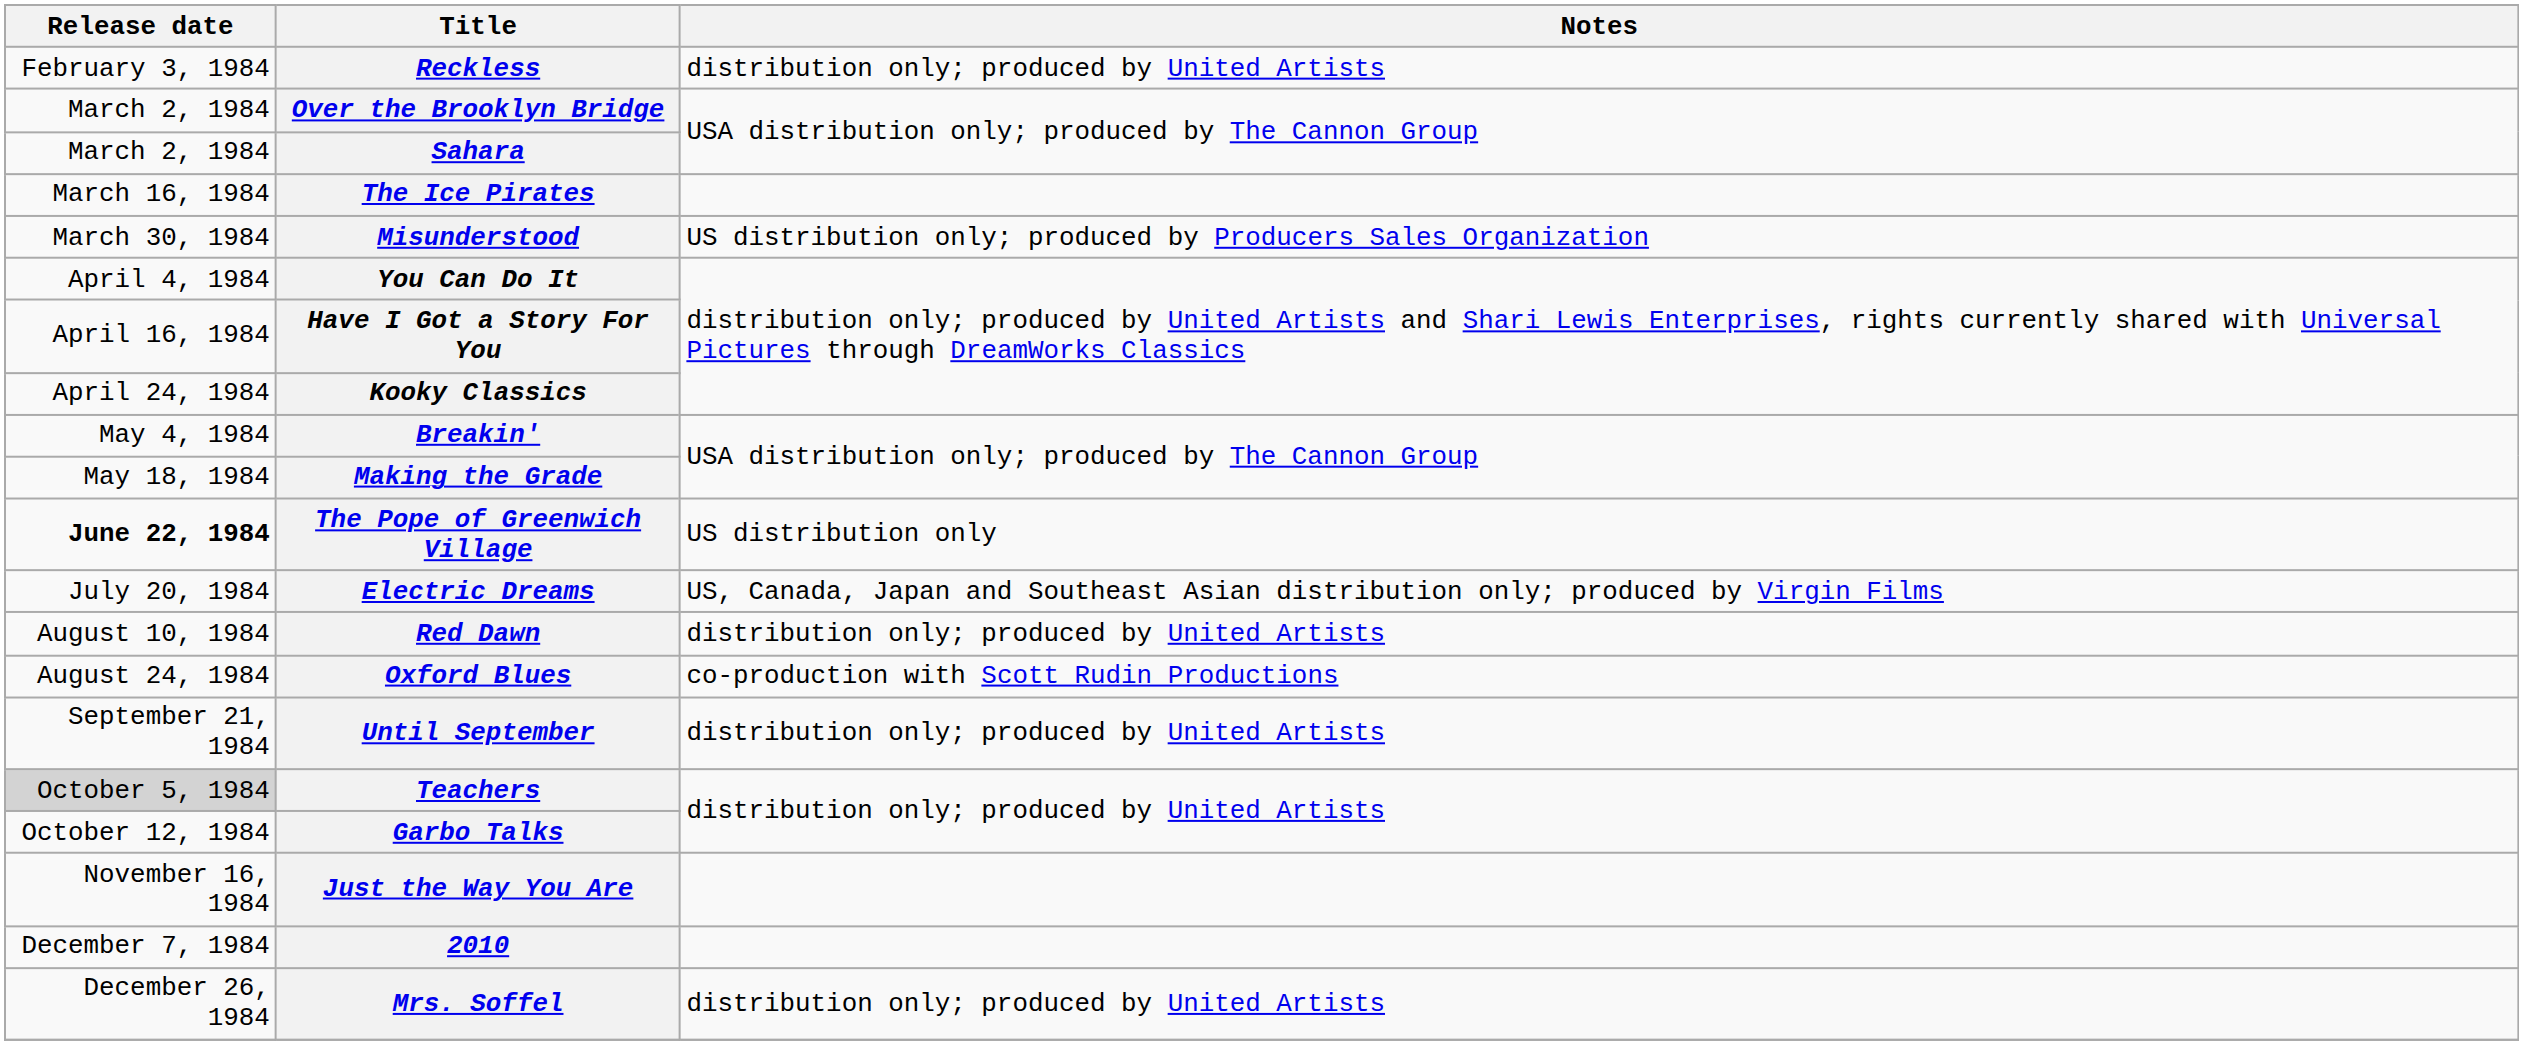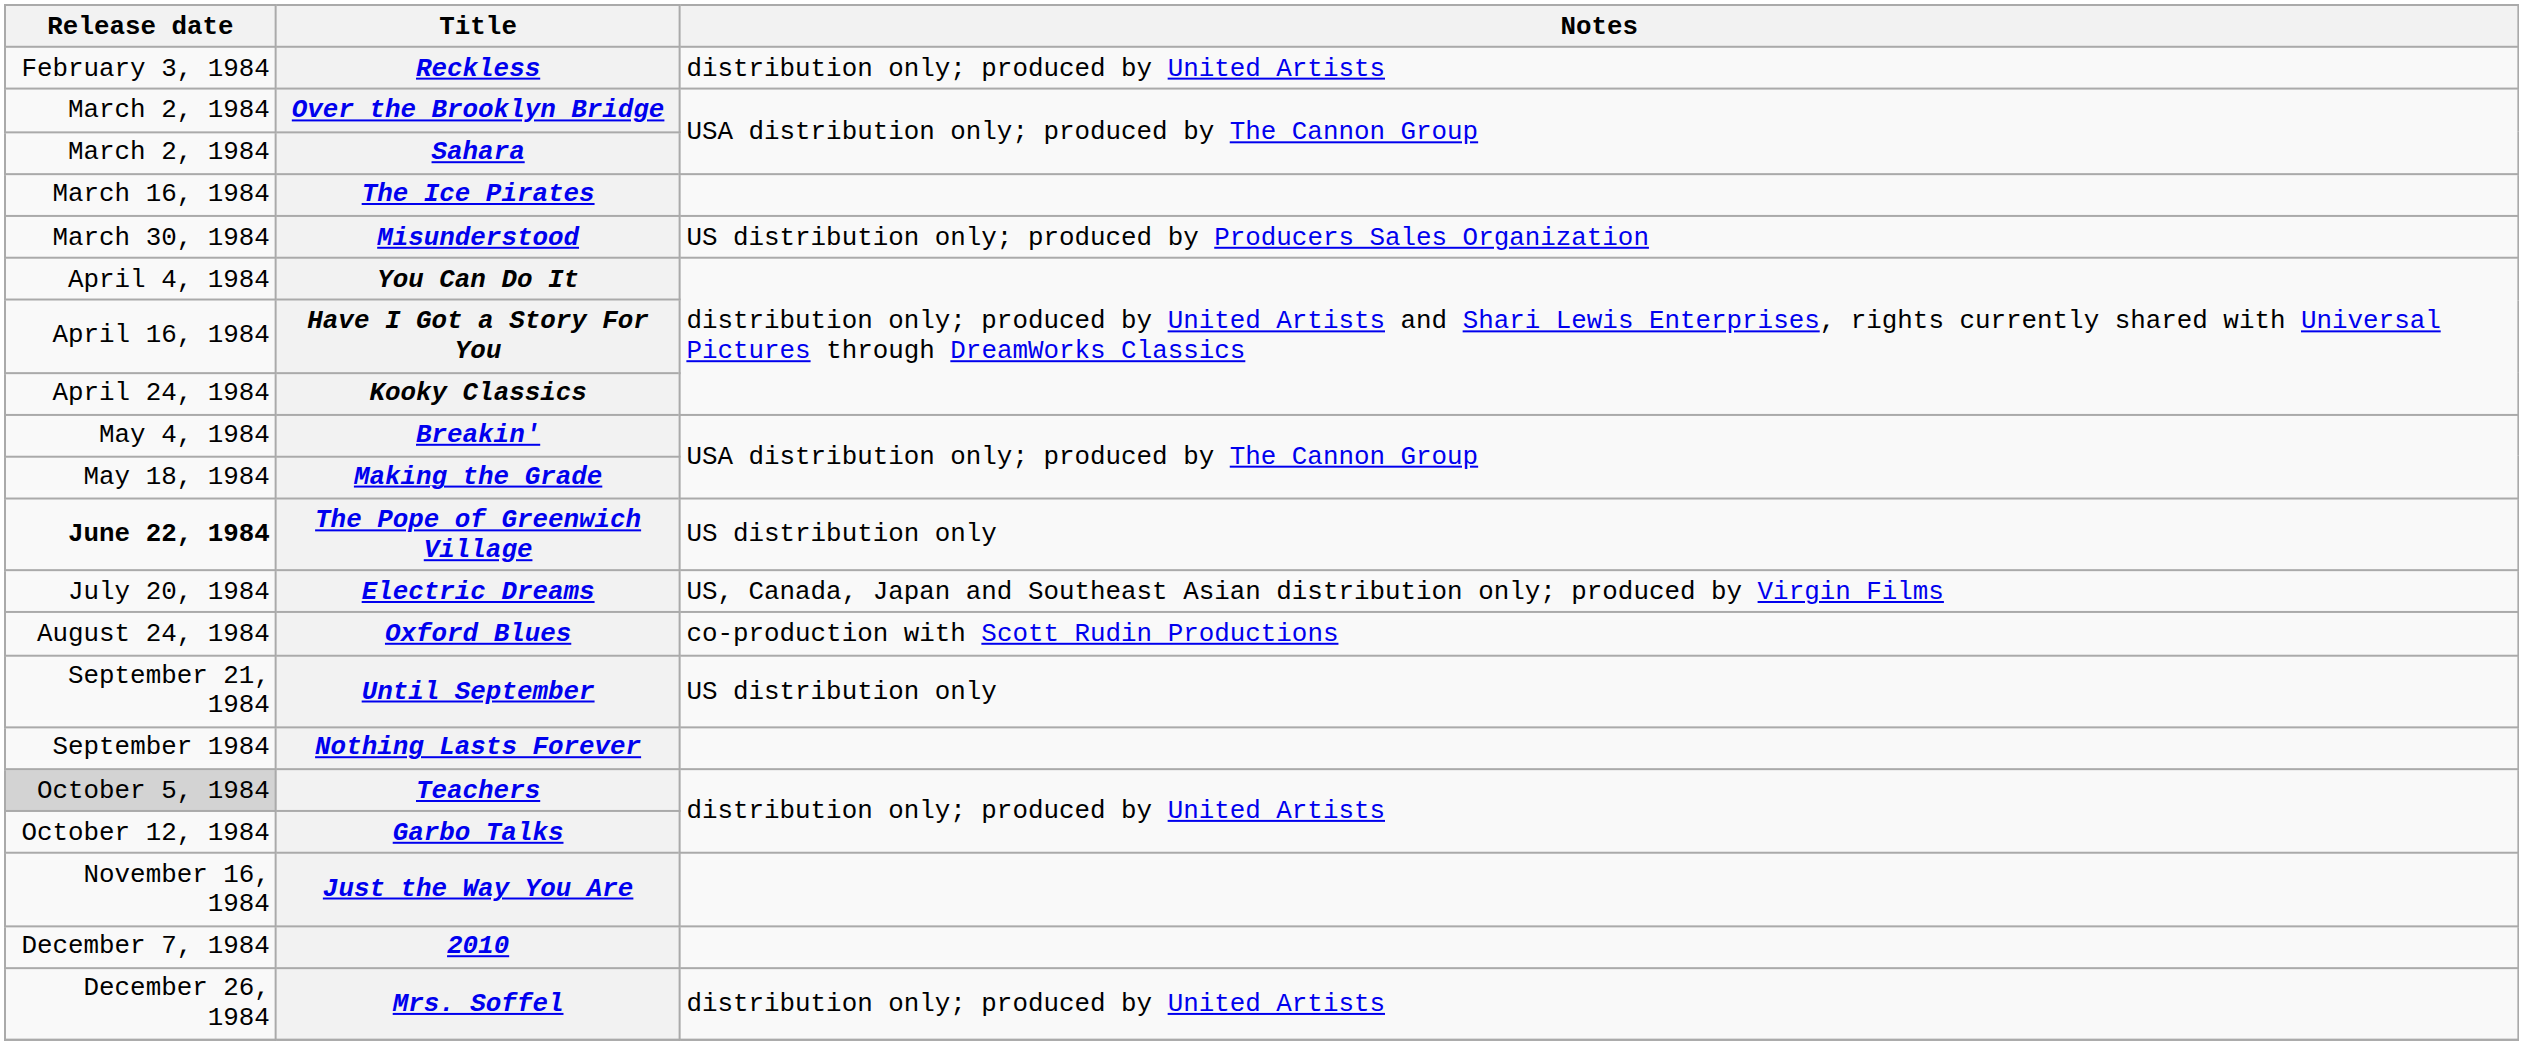- row: (478, 634)
(1036, 733) distribution only; produced by United Artists -> (842, 691) US distribution only
+ row: (478, 748)
